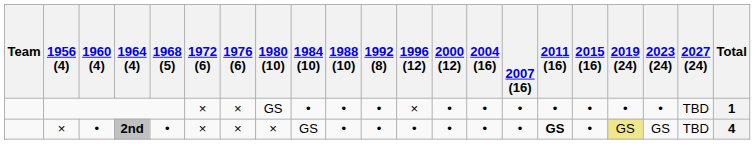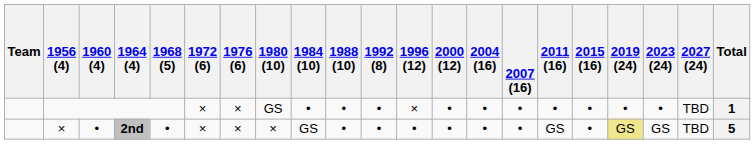(555, 129) bold -> (555, 129) normal
(732, 129) 4 -> (732, 129) 5
